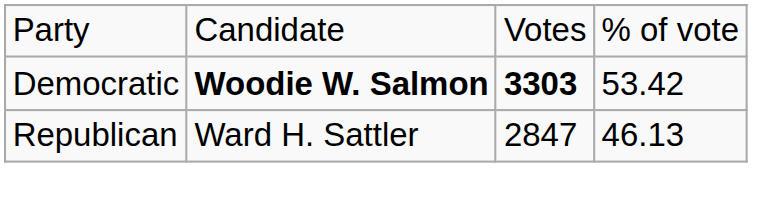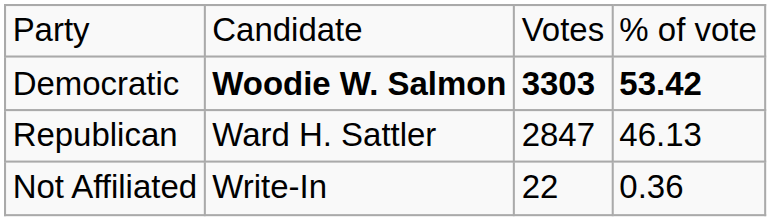(643, 82) normal -> (661, 82) bold
+ row: (105, 187)
